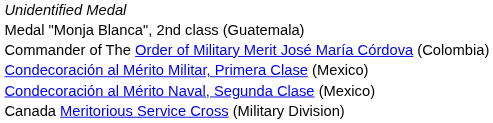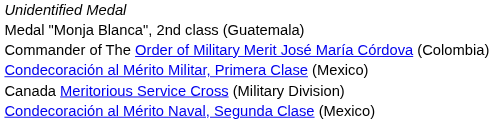rows swapped: (190, 91) <-> (175, 111)
